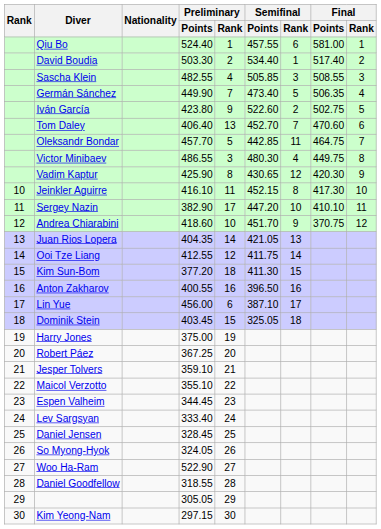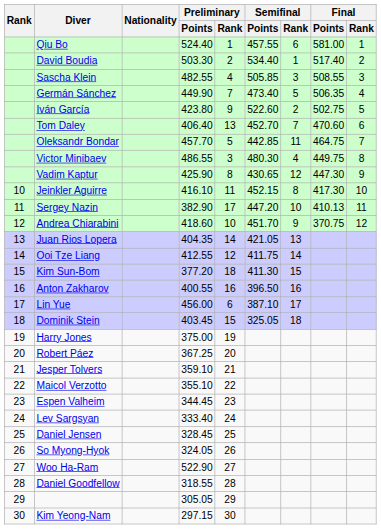(329, 175) 420.30 -> (329, 175) 447.30
(329, 207) 410.10 -> (329, 207) 410.13
